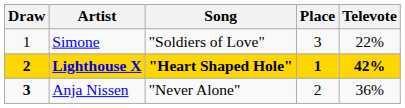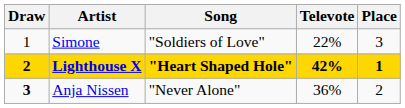columns swapped: (370, 16) <-> (318, 16)
